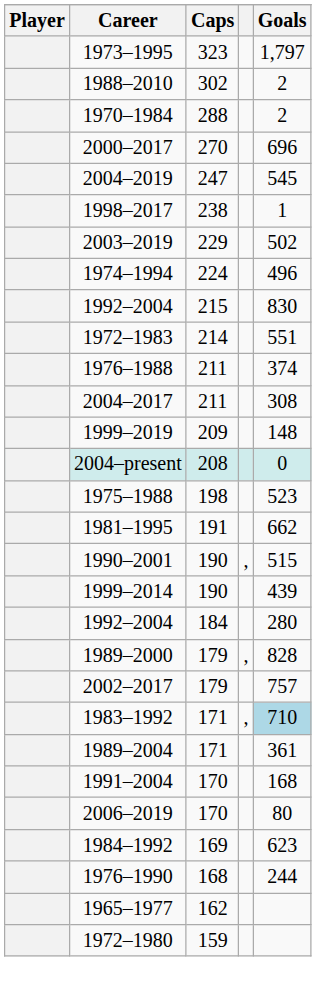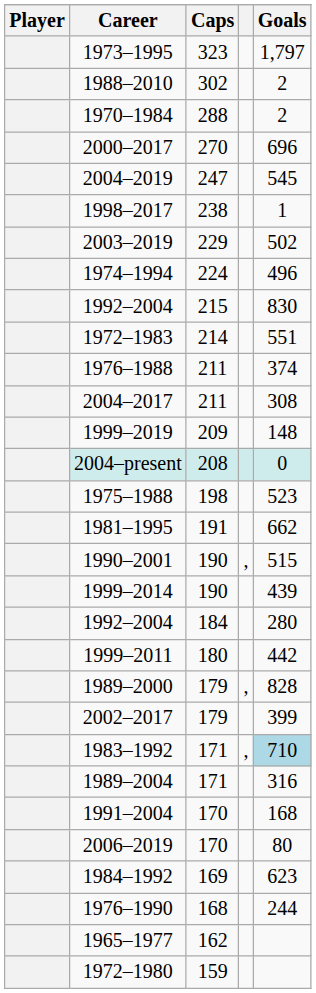+ row: (128, 654)
(282, 686) 757 -> (282, 718) 399
(282, 749) 361 -> (282, 781) 316
